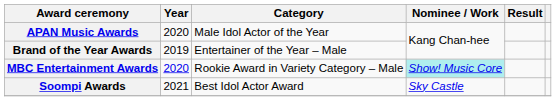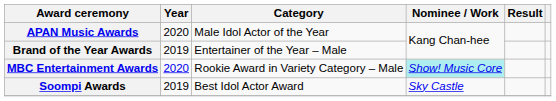(176, 86) 2021 -> (176, 86) 2019
